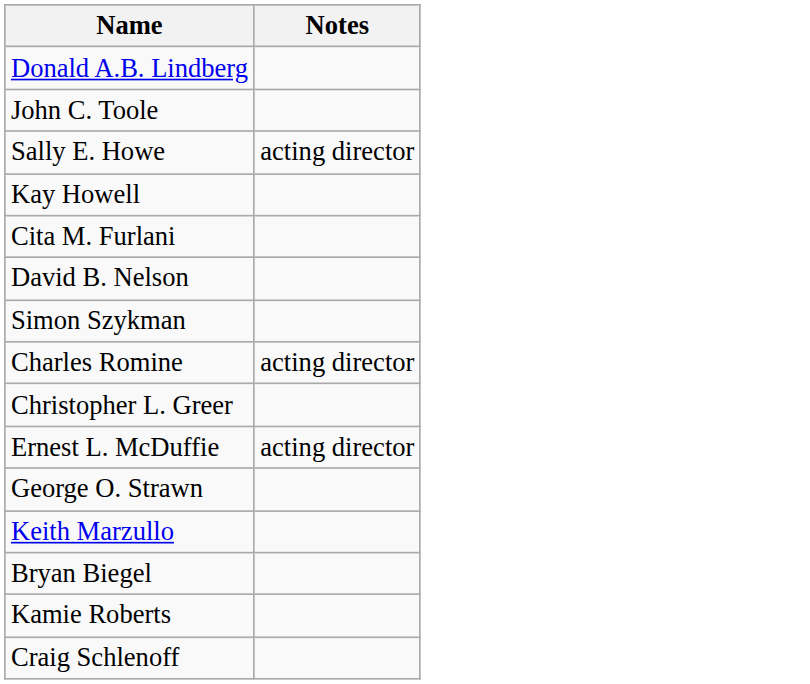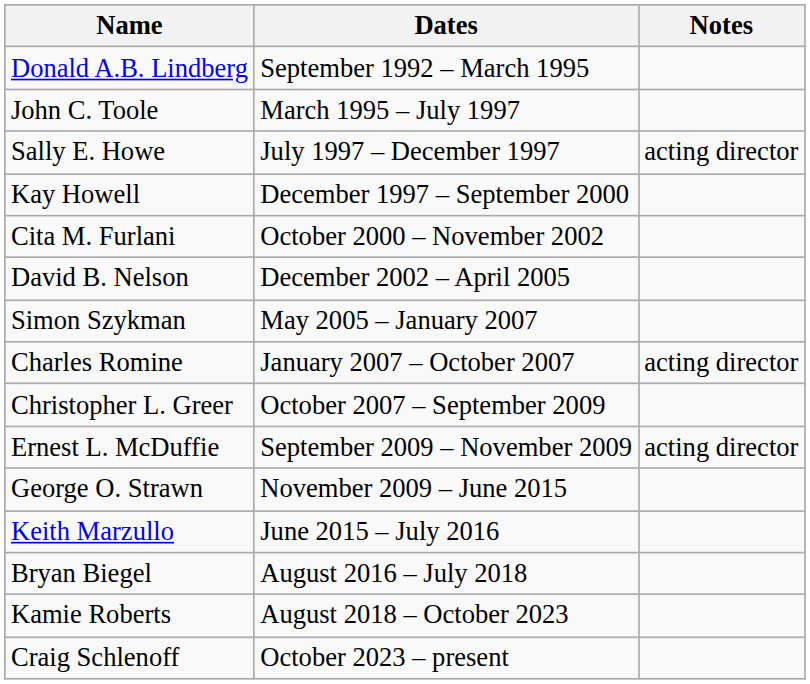+ column: (446, 25)
